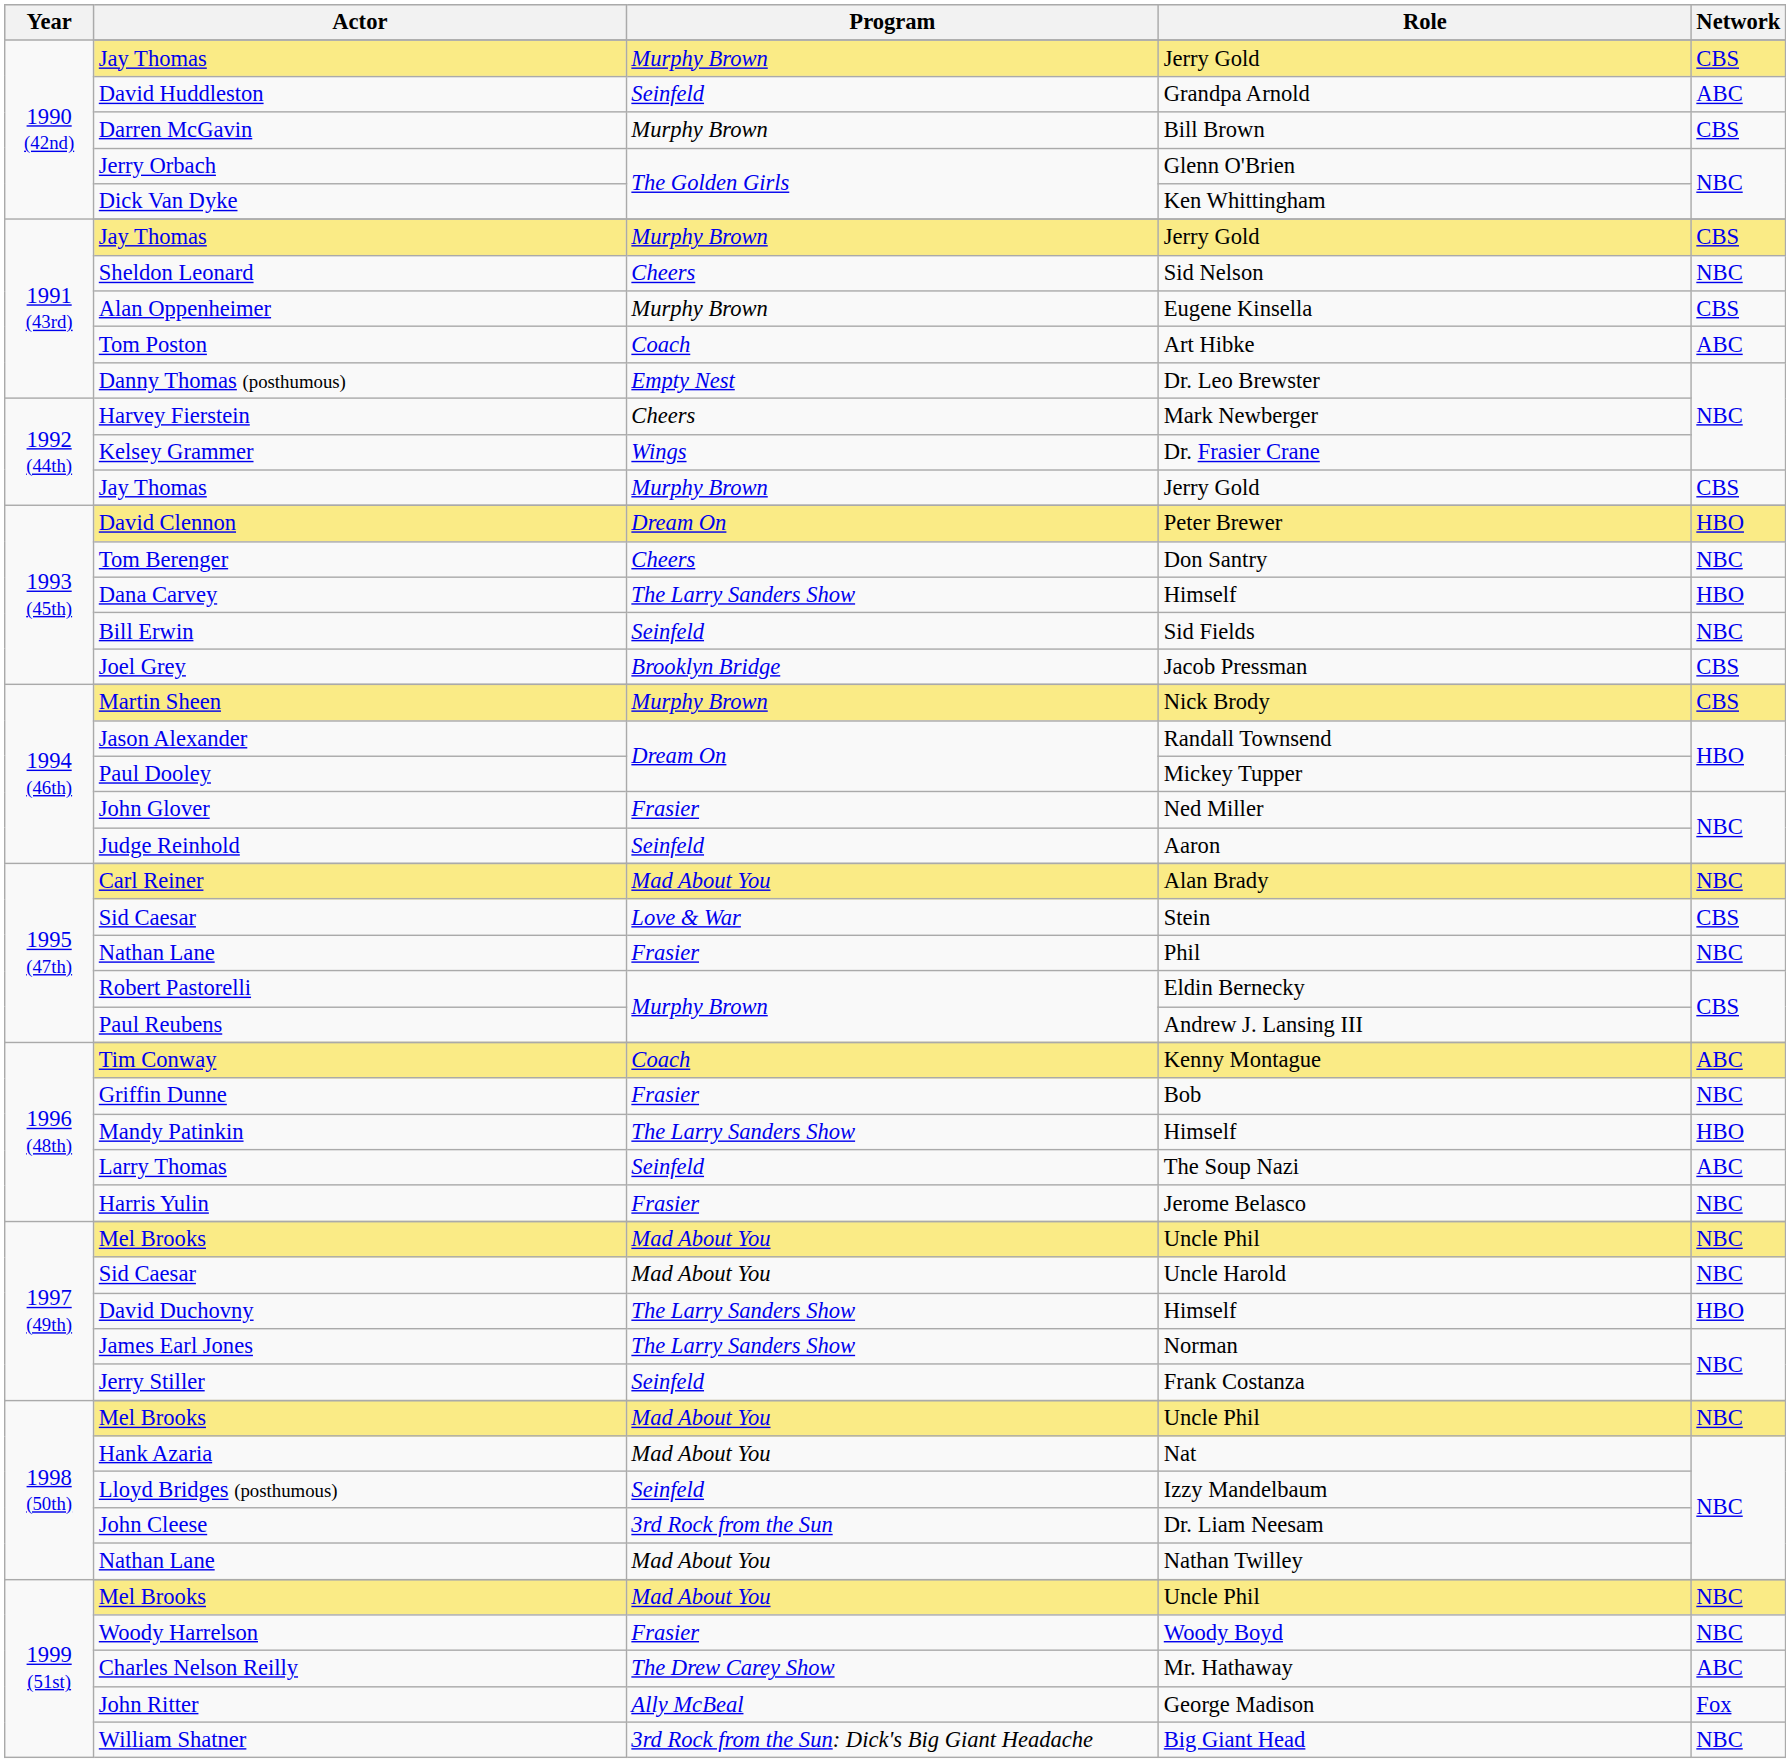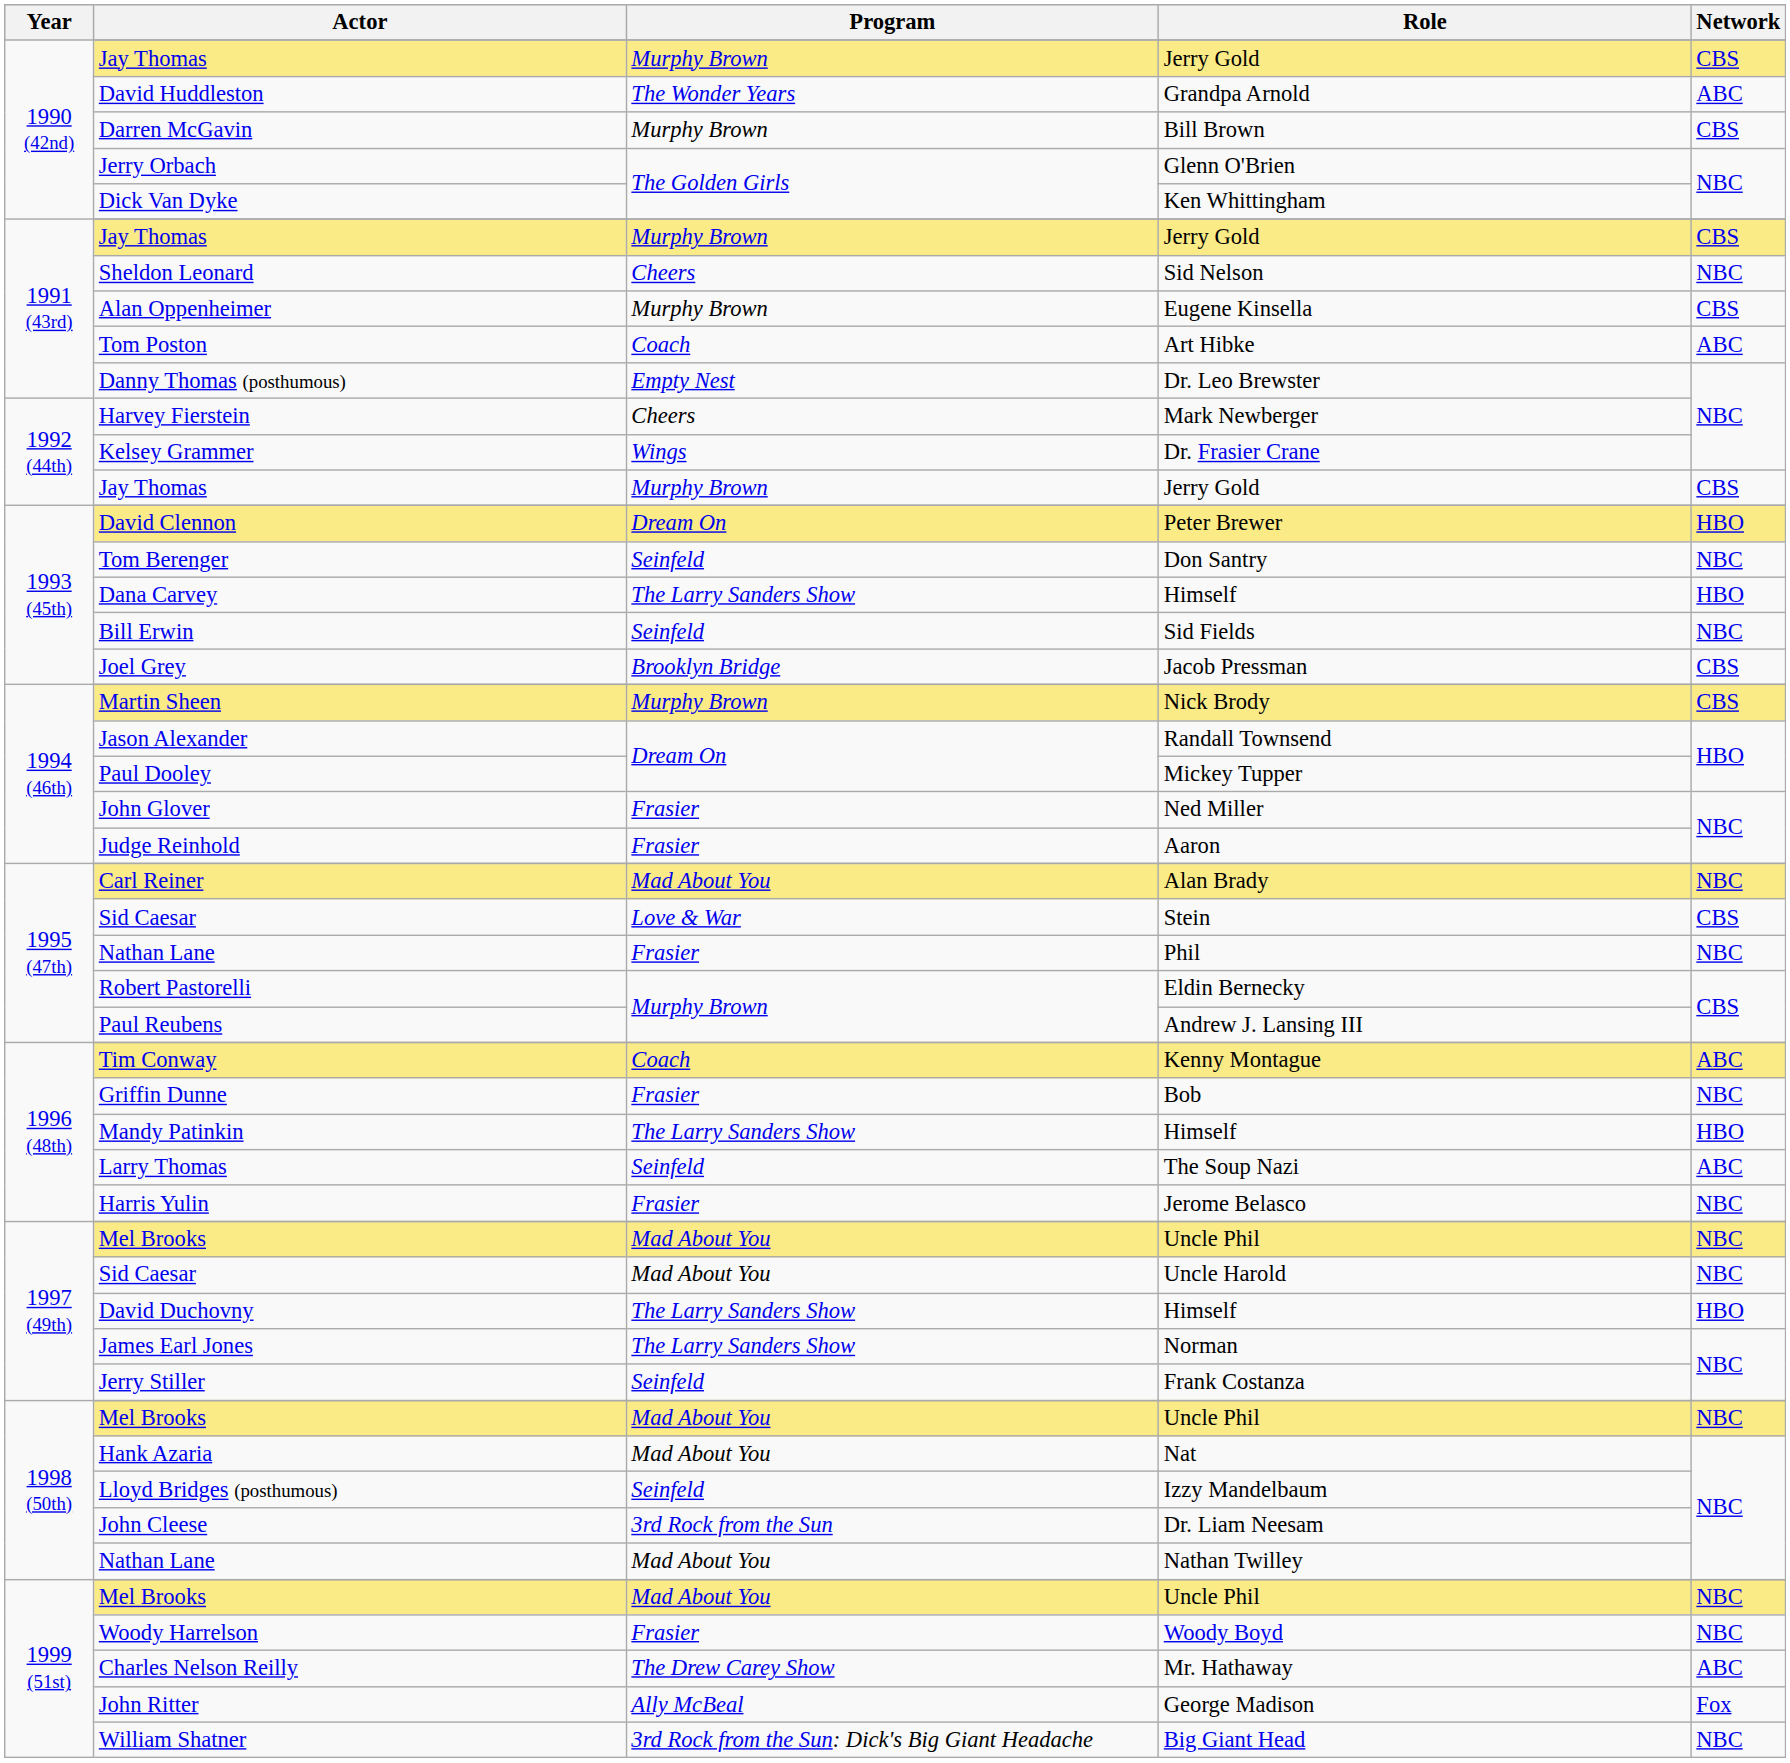(668, 93) Seinfeld -> (713, 93) The Wonder Years
(663, 559) Cheers -> (668, 559) Seinfeld
(668, 845) Seinfeld -> (665, 845) Frasier
